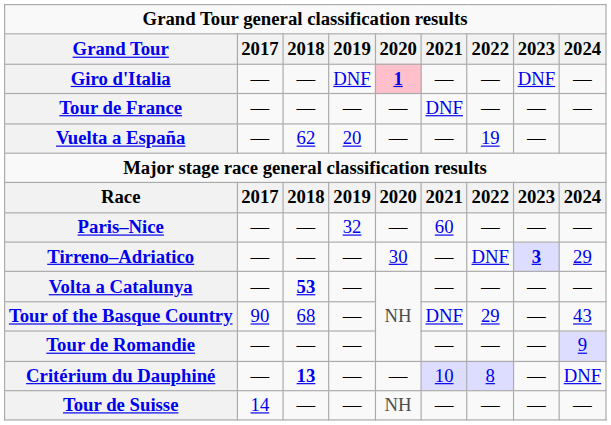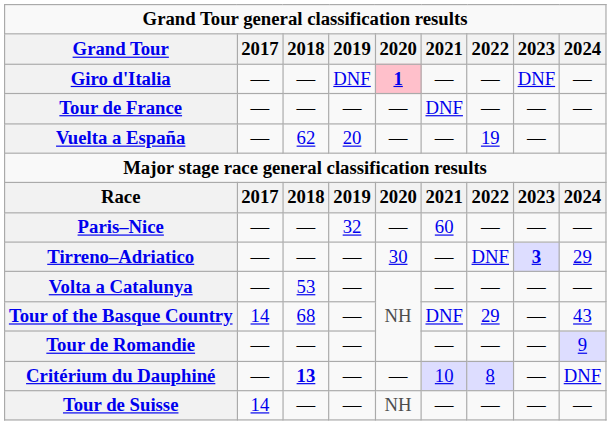(306, 286) bold -> (306, 286) normal
(260, 316) 90 -> (260, 316) 14
